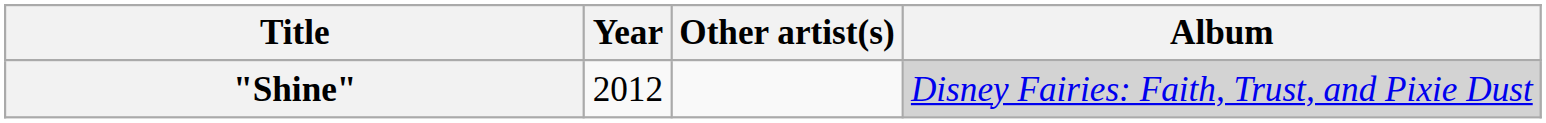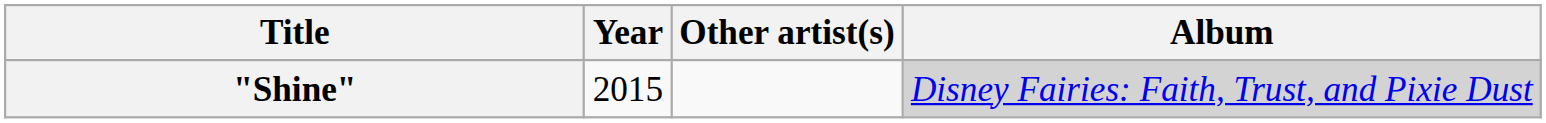(628, 88) 2012 -> (628, 88) 2015
